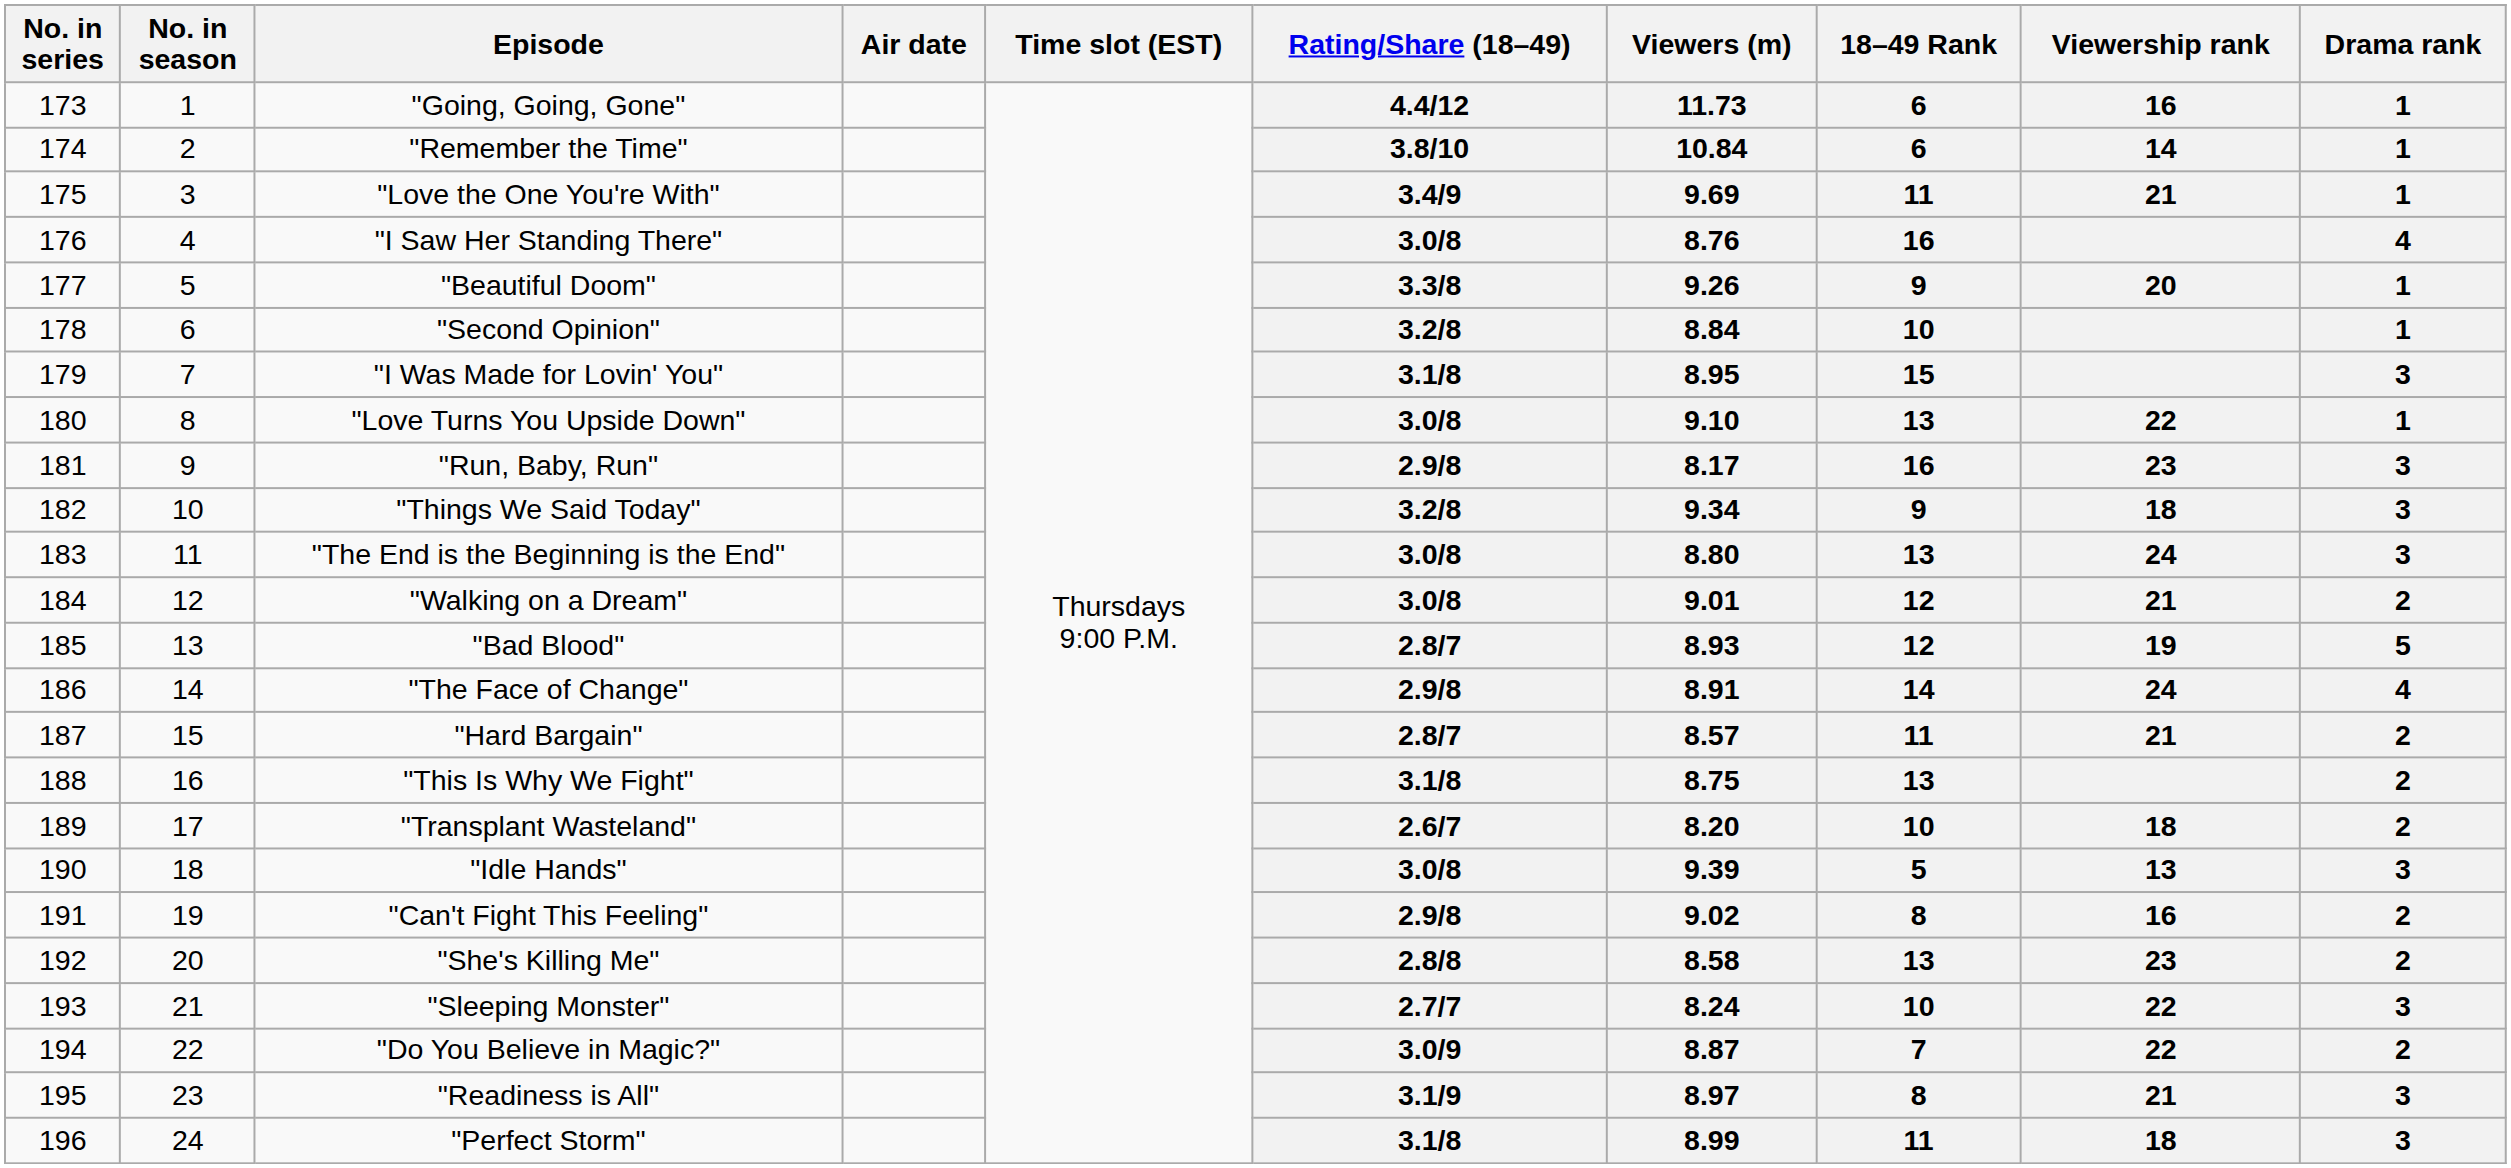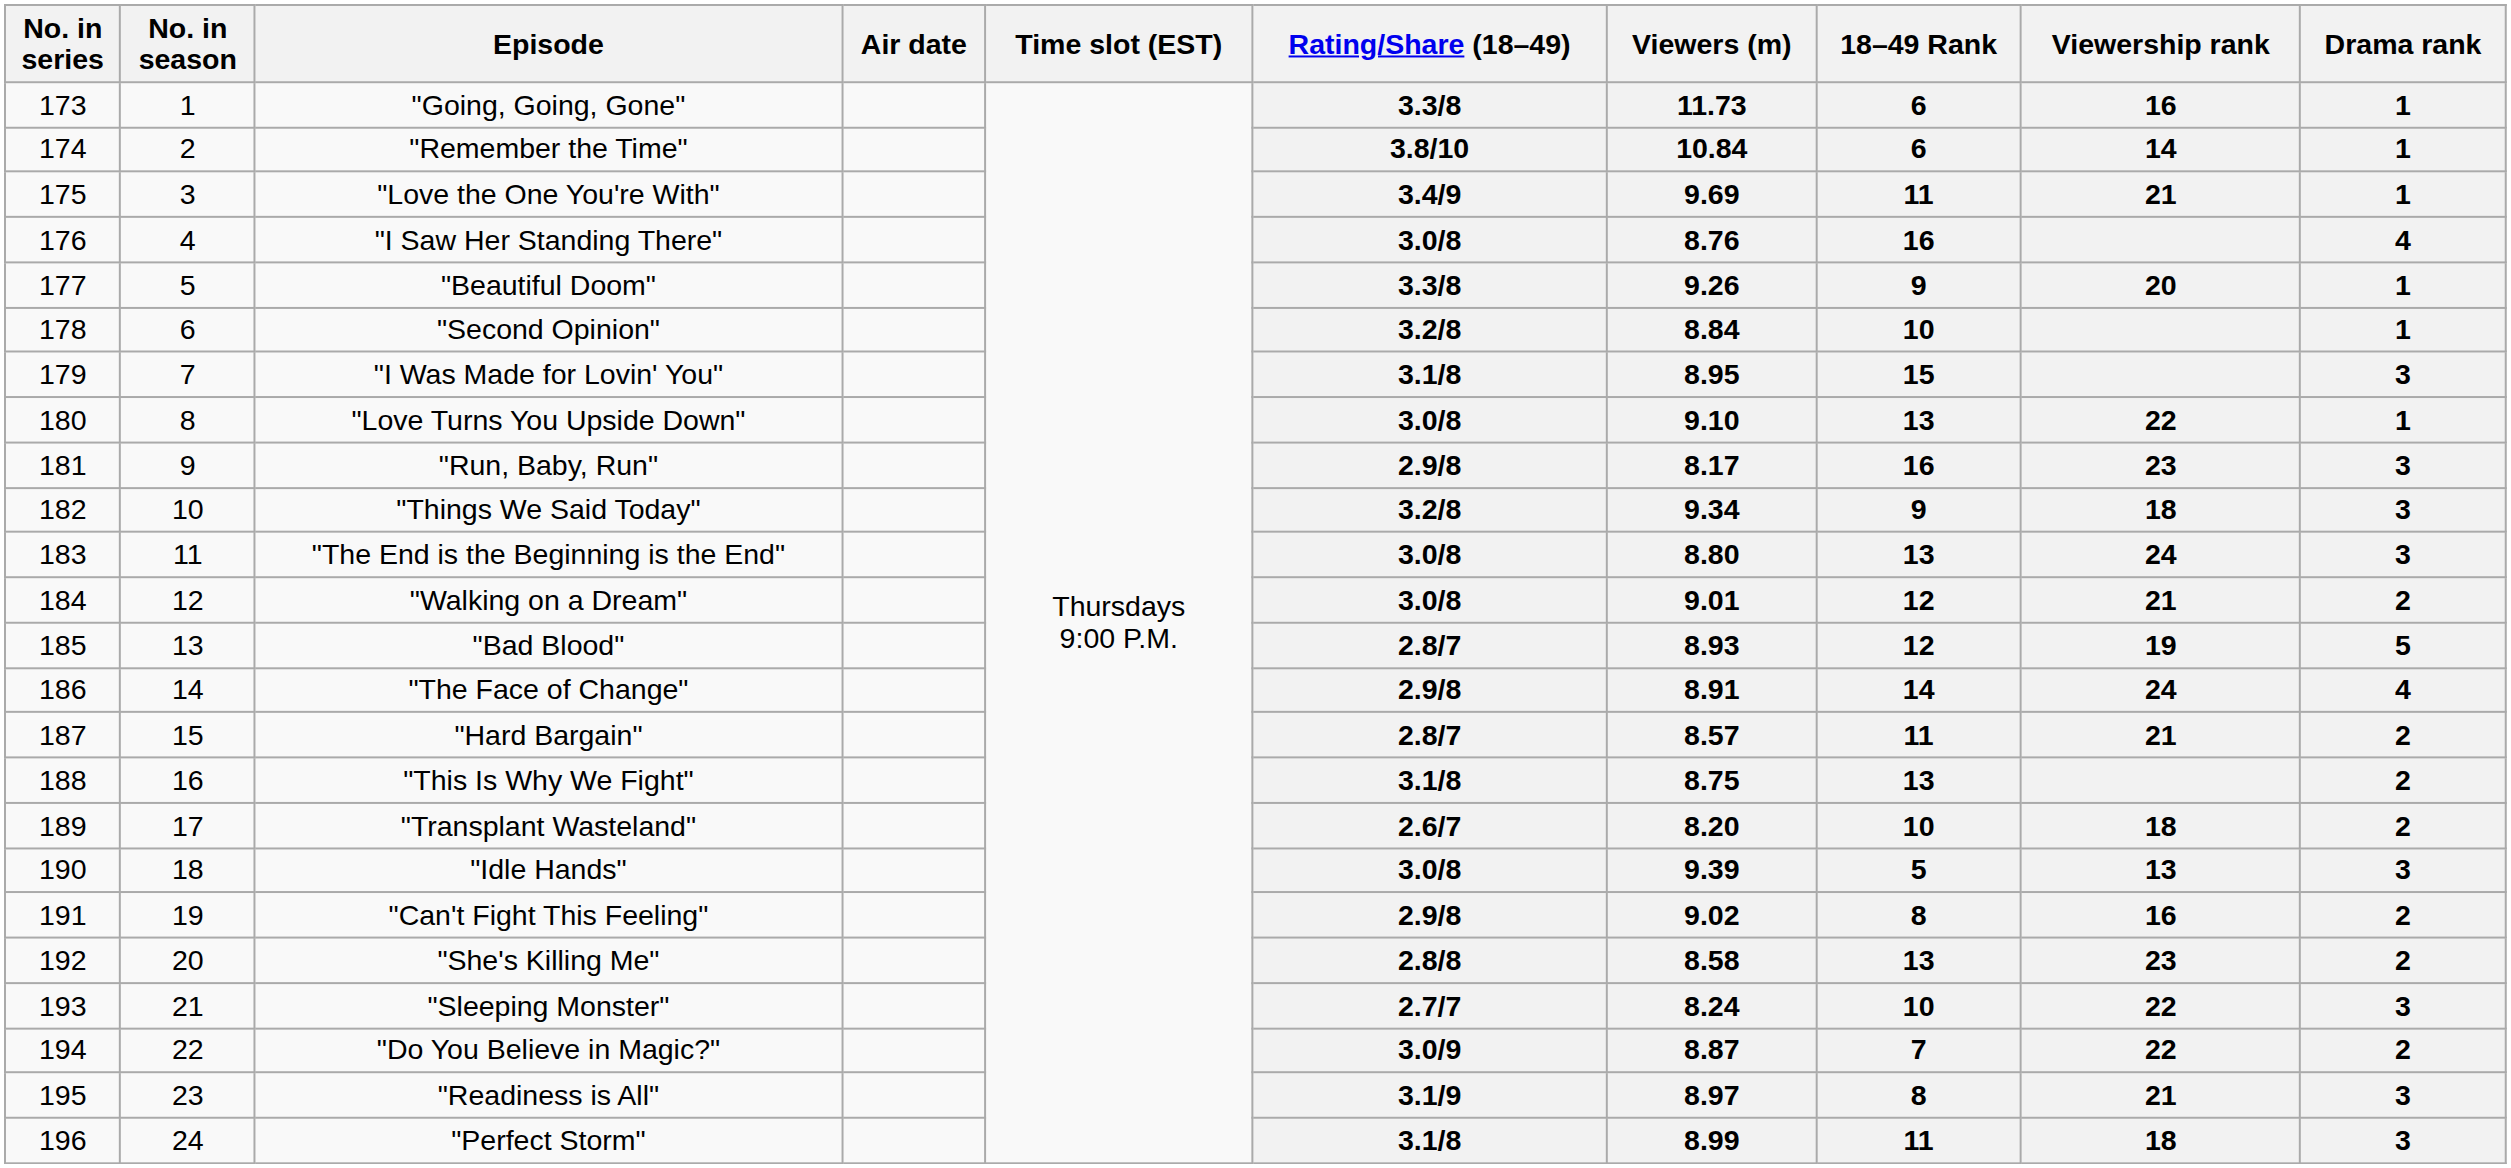(1430, 105) 4.4/12 -> (1430, 105) 3.3/8
